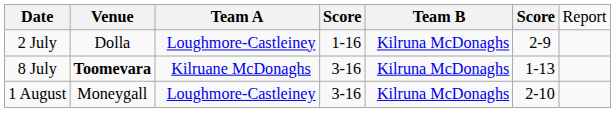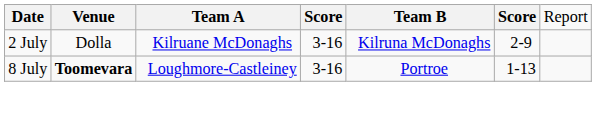(237, 42) Loughmore-Castleiney -> (218, 42) Kilruane McDonaghs
(342, 42) 1-16 -> (323, 42) 3-16
(237, 68) Kilruane McDonaghs -> (218, 68) Loughmore-Castleiney
(439, 68) Kilruna McDonaghs -> (420, 68) Portroe
- row: (37, 94)
